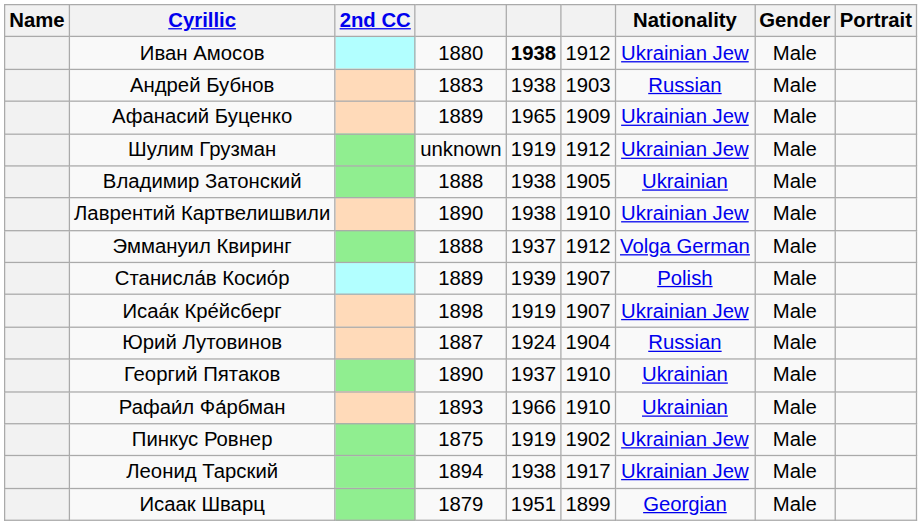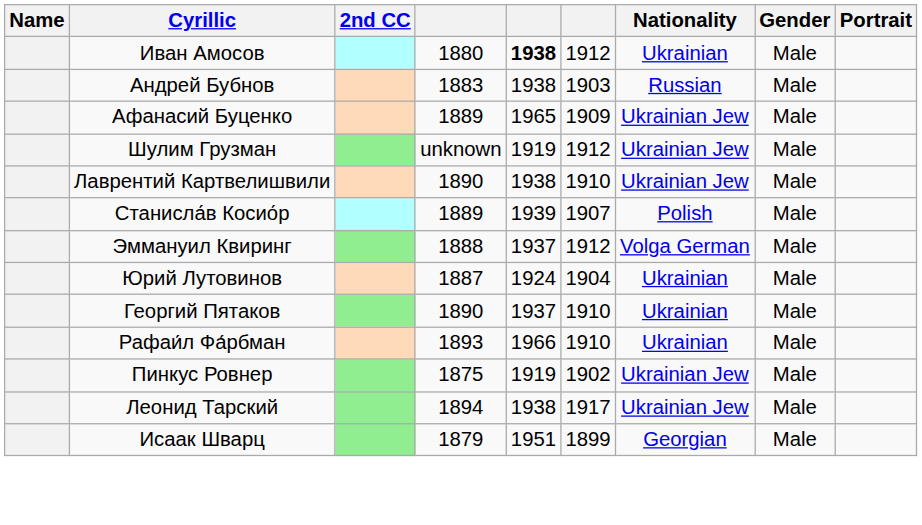(685, 52) Ukrainian Jew -> (685, 52) Ukrainian
- row: (202, 181)
rows swapped: (202, 246) <-> (202, 278)
- row: (202, 310)
(685, 342) Russian -> (685, 278) Ukrainian
